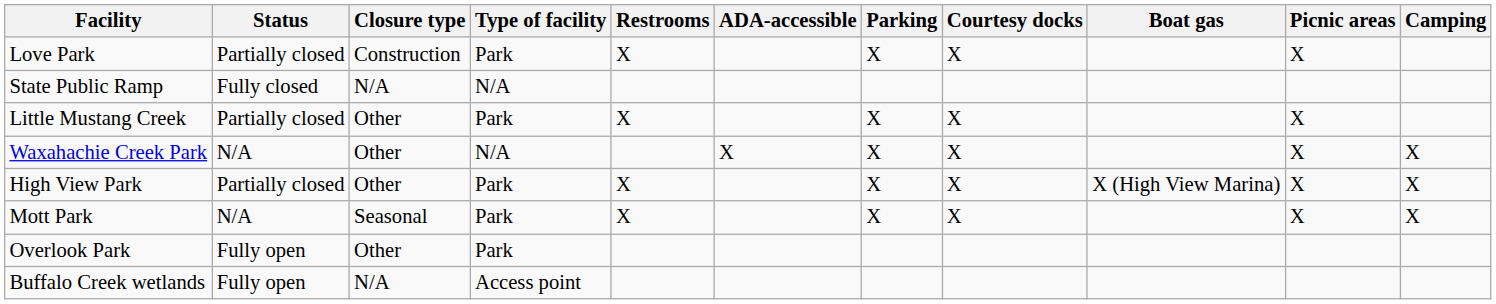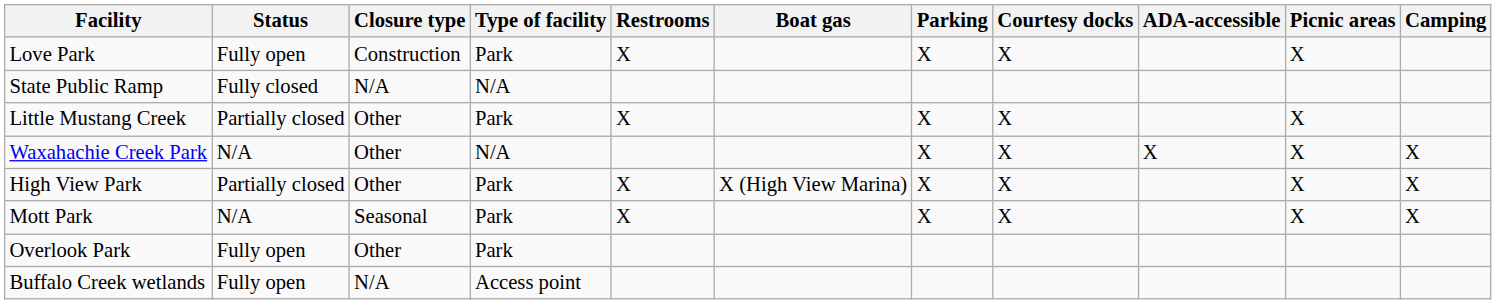columns swapped: (788, 20) <-> (1186, 20)
(281, 53) Partially closed -> (261, 53) Fully open
